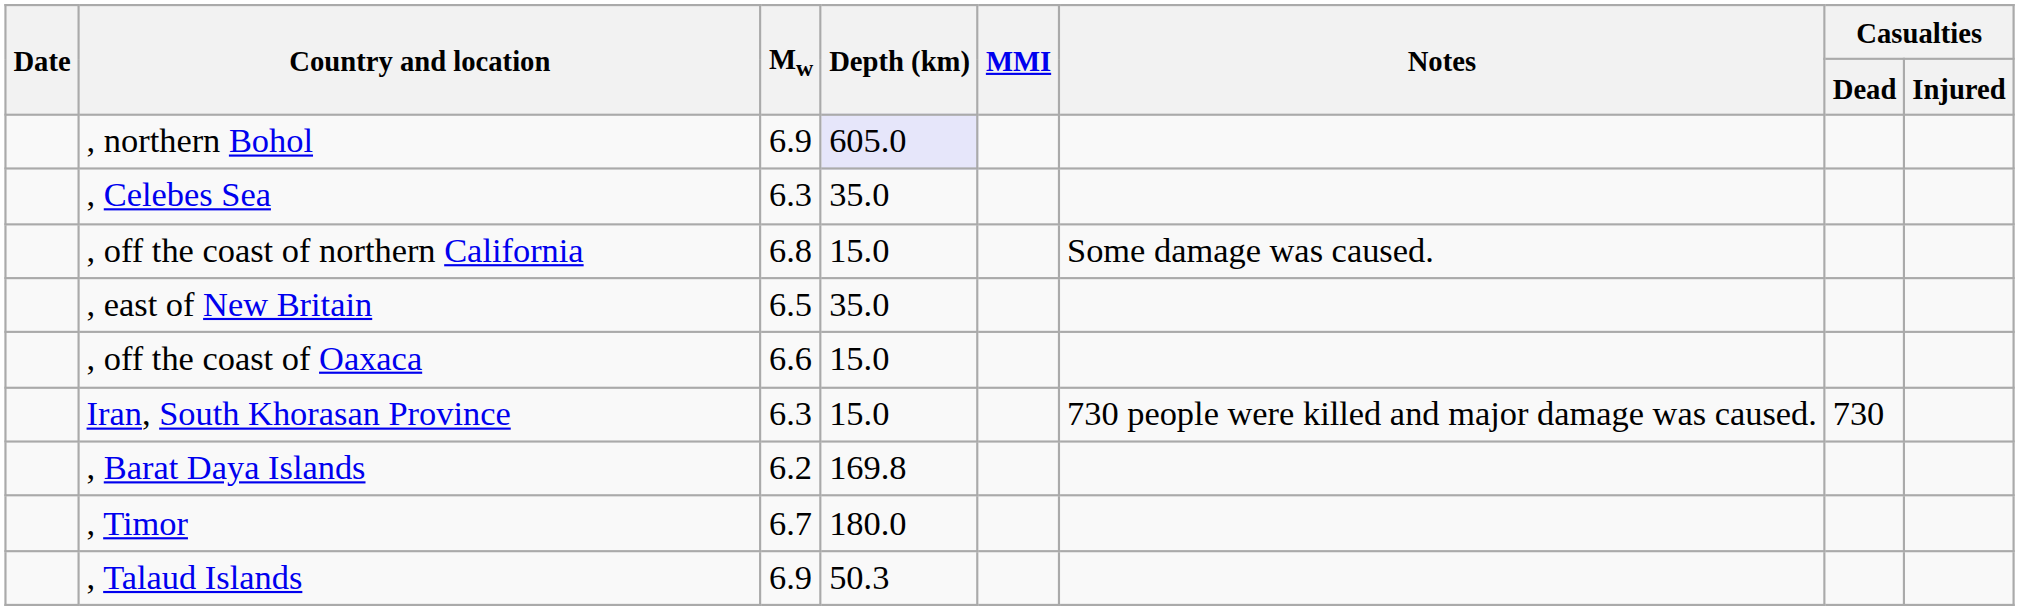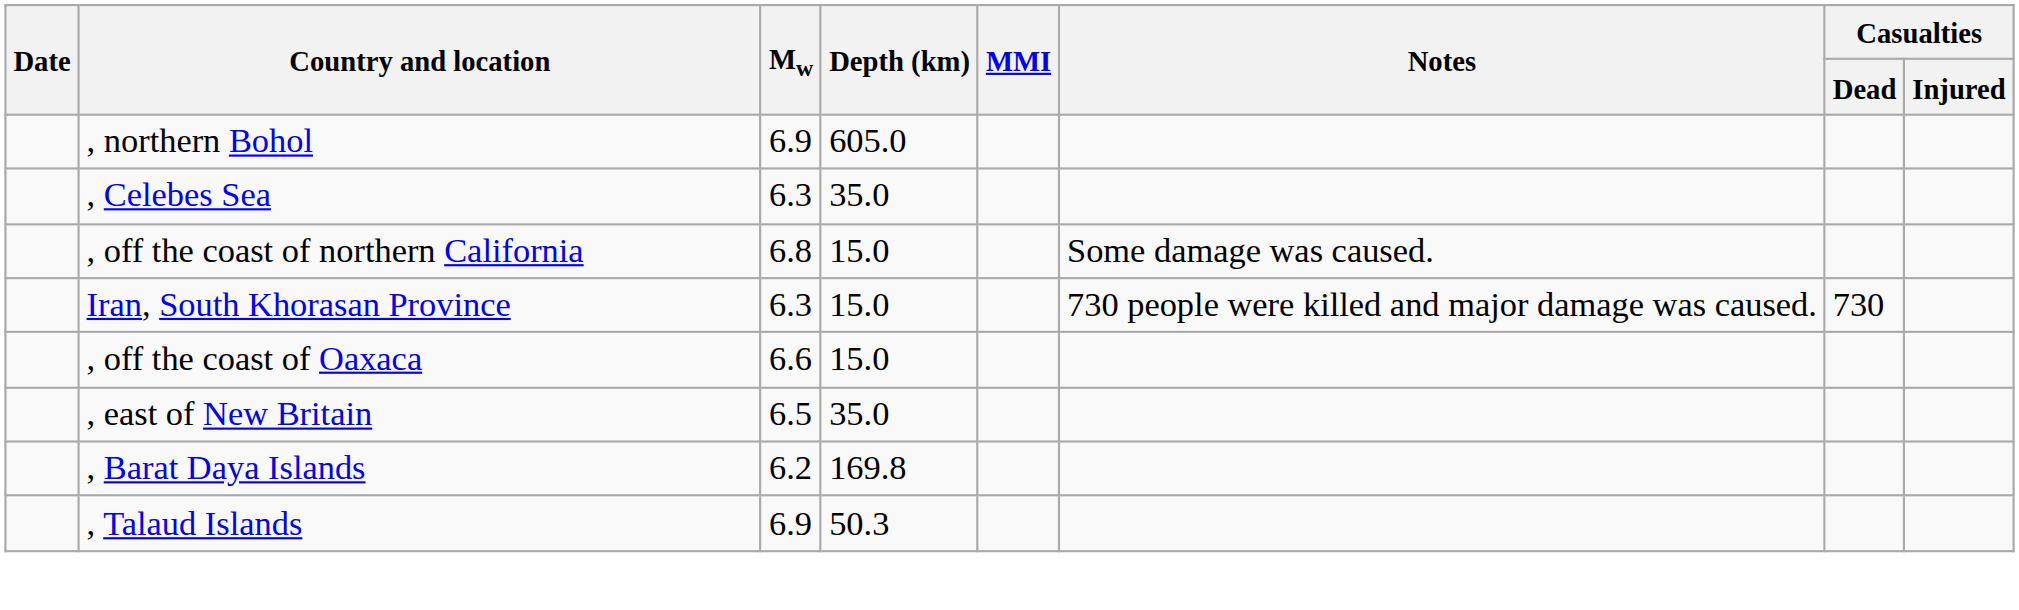(868, 140) lavender background -> (868, 140) no background
rows swapped: (229, 304) <-> (299, 413)
- row: (137, 522)
